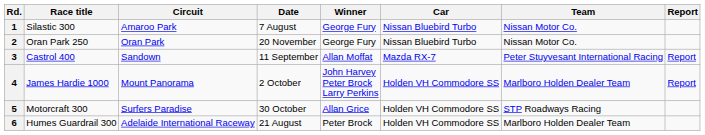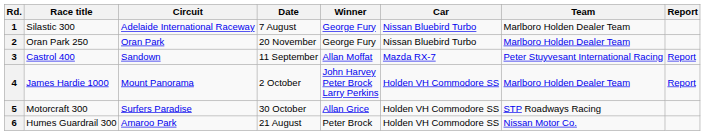(149, 27) Amaroo Park -> (188, 27) Adelaide International Raceway
(540, 27) Nissan Motor Co. -> (567, 27) Marlboro Holden Dealer Team
(540, 42) Nissan Motor Co. -> (567, 42) Marlboro Holden Dealer Team
(188, 123) Adelaide International Raceway -> (149, 123) Amaroo Park
(567, 123) Marlboro Holden Dealer Team -> (540, 123) Nissan Motor Co.
